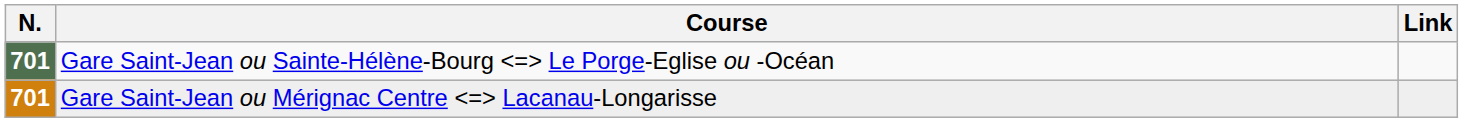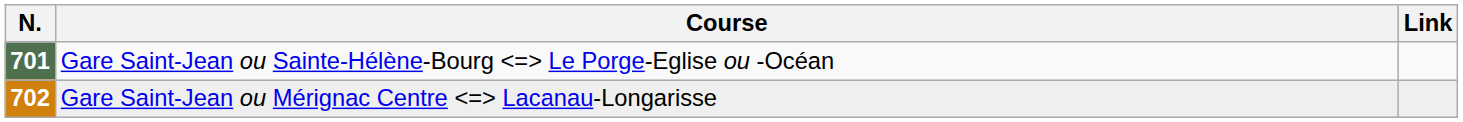(30, 98) 701 -> (30, 98) 702
